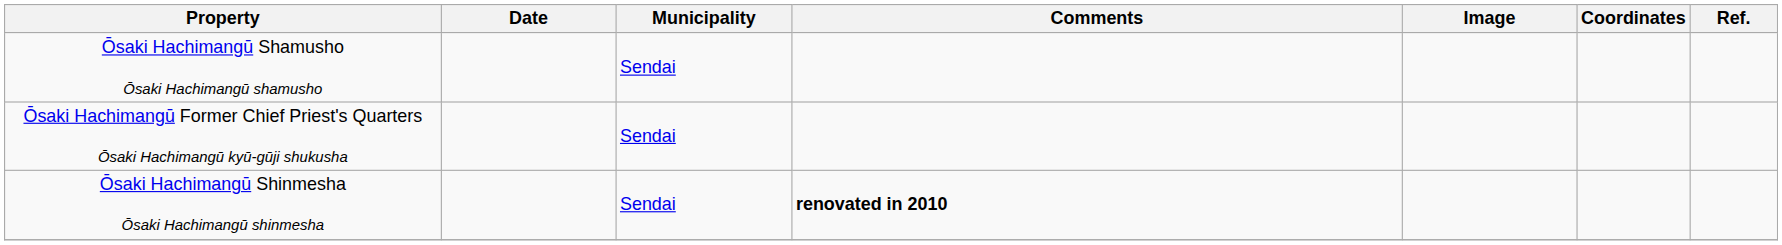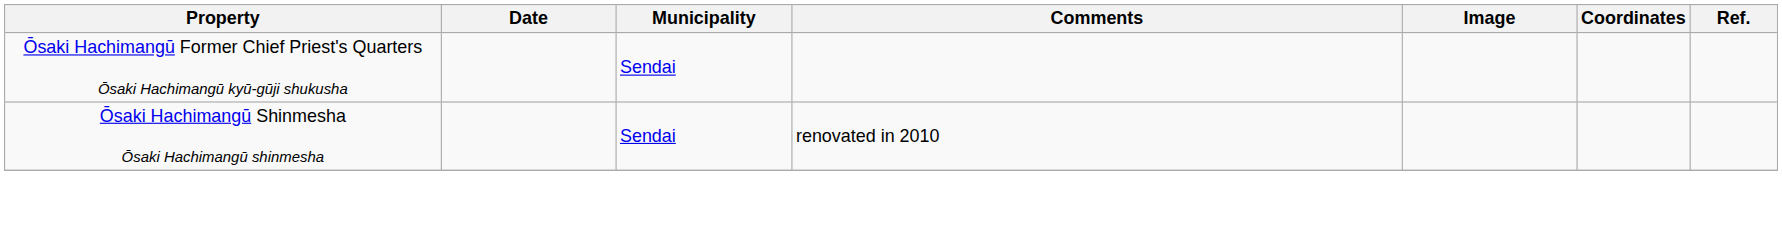- row: (223, 67)
(872, 204) bold -> (868, 136) normal
